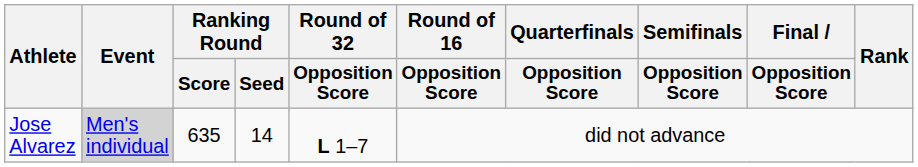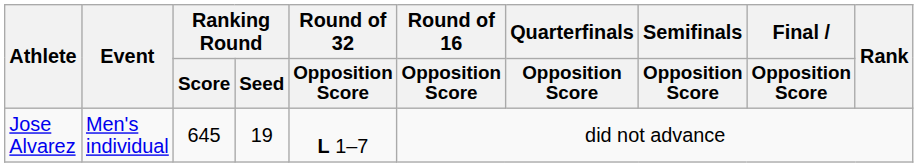(127, 136) lightgrey background -> (127, 136) no background
(204, 136) 635 -> (204, 136) 645
(262, 136) 14 -> (262, 136) 19
